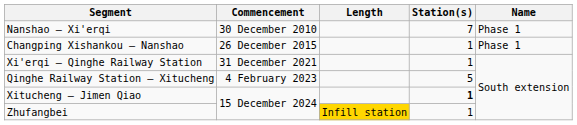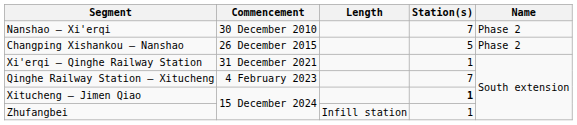(499, 29) Phase 1 -> (499, 29) Phase 2
(470, 46) 1 -> (470, 46) 5
(499, 46) Phase 1 -> (499, 46) Phase 2
(470, 79) 5 -> (470, 79) 7
(364, 112) gold background -> (364, 112) no background
